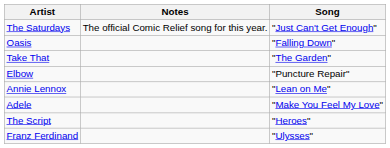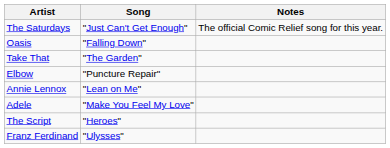columns swapped: (328, 12) <-> (175, 12)
